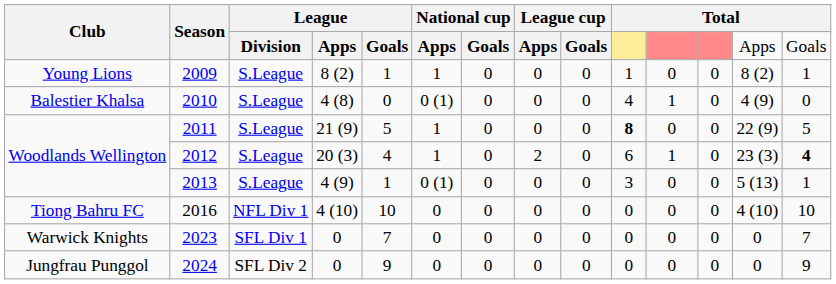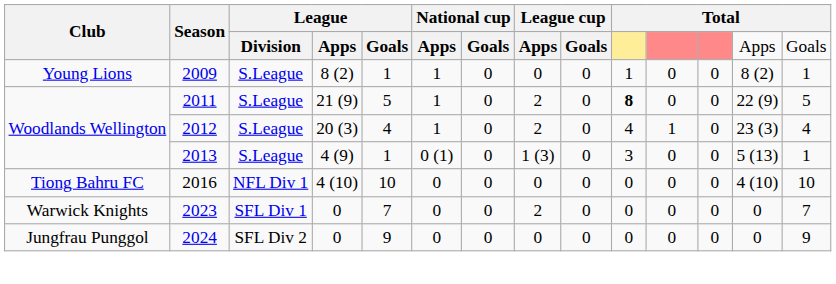- row: (200, 100)
(538, 127) 0 -> (538, 100) 2
(629, 155) 6 -> (629, 127) 4
(806, 155) bold -> (806, 127) normal
(538, 182) 0 -> (538, 155) 1 (3)
(538, 237) 0 -> (538, 210) 2
